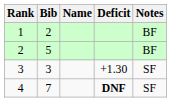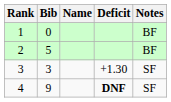(48, 32) 2 -> (48, 32) 0
(48, 87) 7 -> (48, 87) 9
